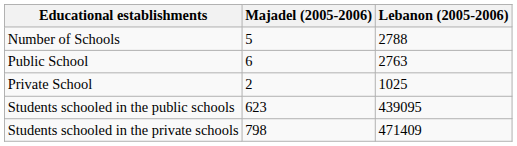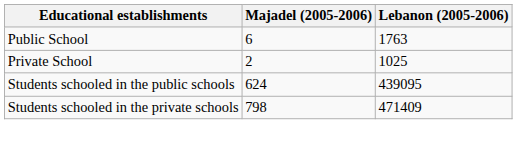- row: (64, 38)
(393, 61) 2763 -> (393, 38) 1763
(256, 107) 623 -> (256, 84) 624
